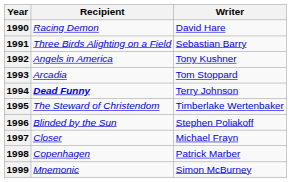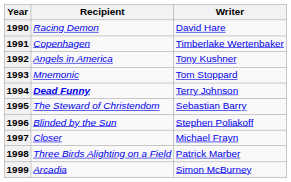(102, 43) Three Birds Alighting on a Field -> (62, 43) Copenhagen
(211, 43) Sebastian Barry -> (230, 43) Timberlake Wertenbaker
(50, 75) Arcadia -> (56, 75) Mnemonic
(230, 106) Timberlake Wertenbaker -> (211, 106) Sebastian Barry
(62, 153) Copenhagen -> (102, 153) Three Birds Alighting on a Field
(56, 169) Mnemonic -> (50, 169) Arcadia
